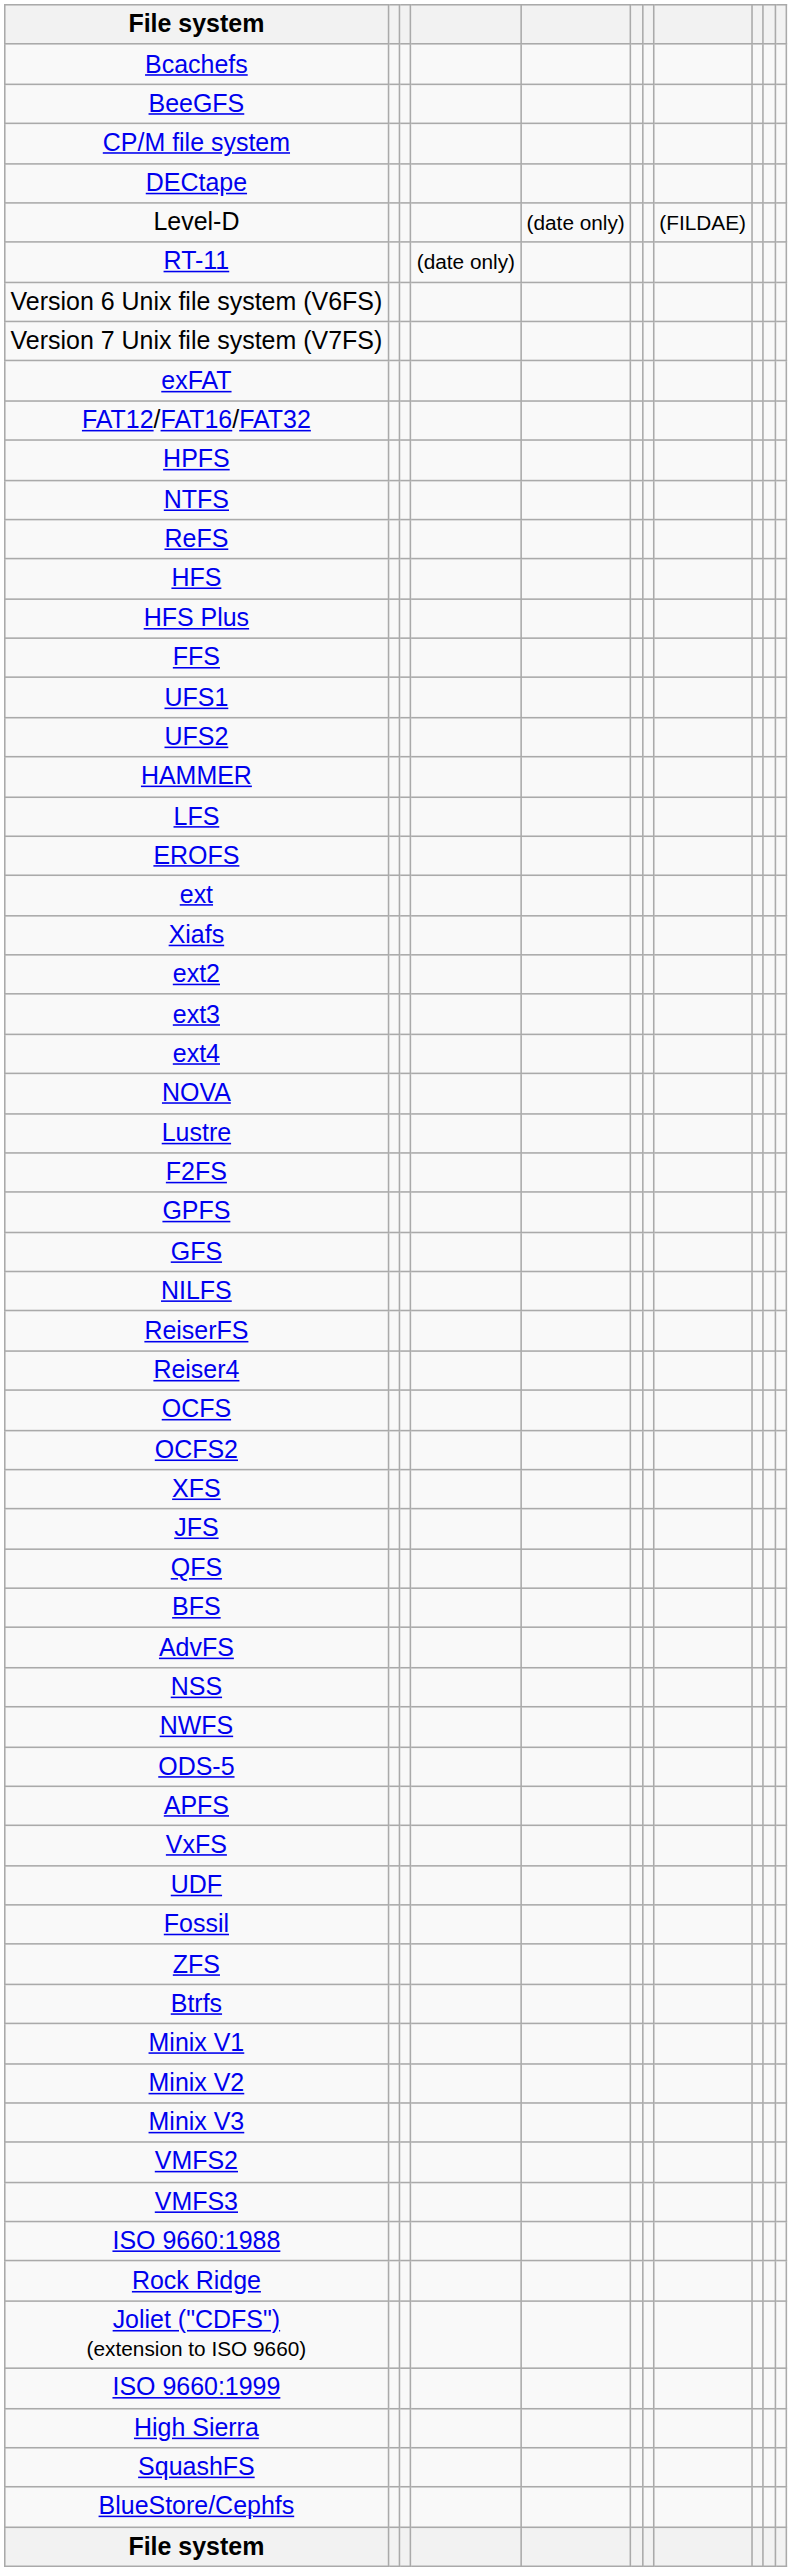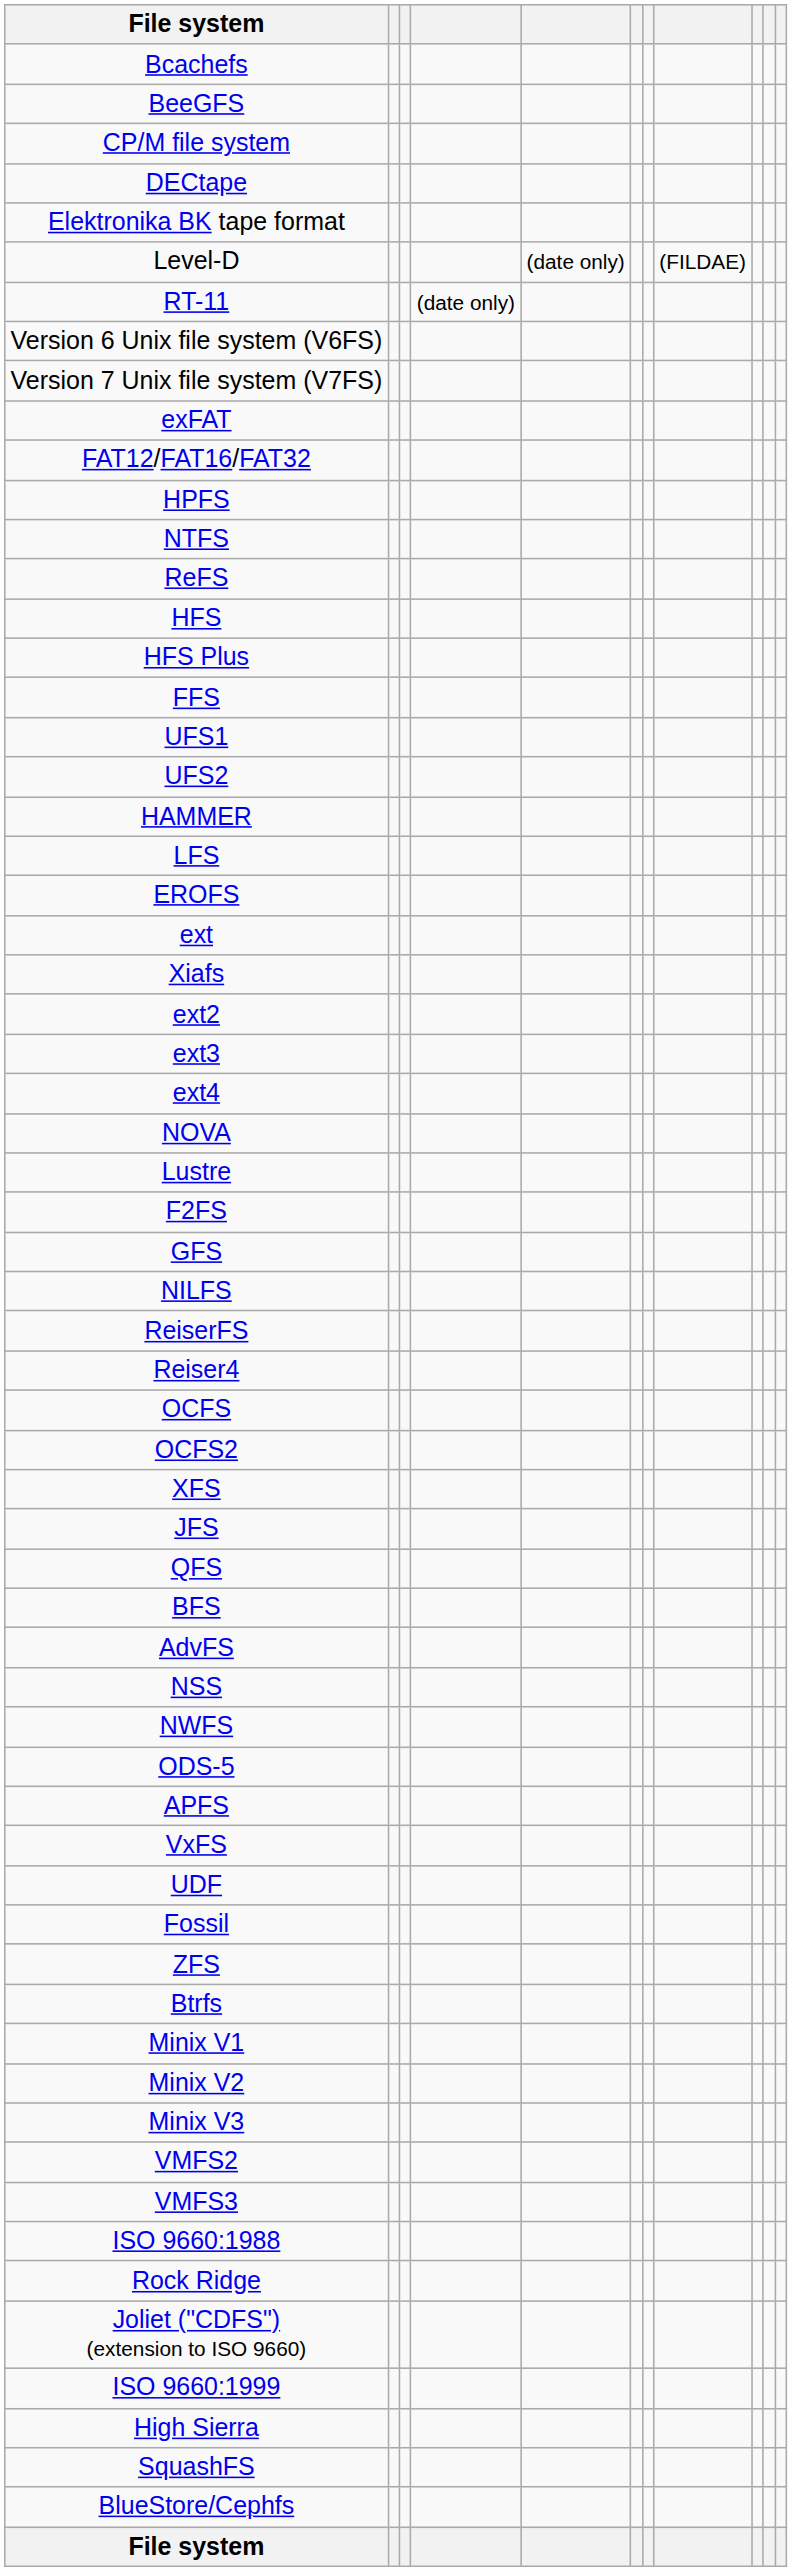+ row: (196, 222)
- row: (196, 1211)
